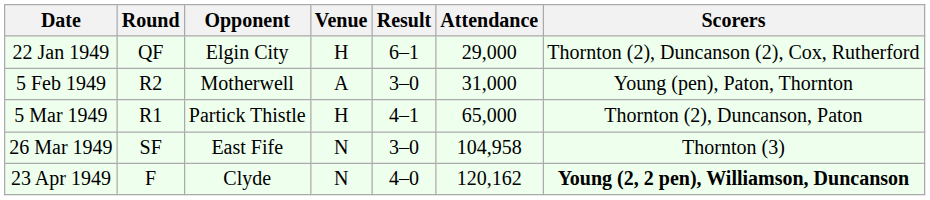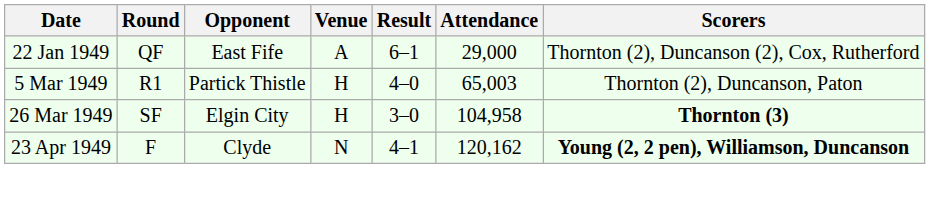(247, 52) Elgin City -> (247, 52) East Fife
(341, 52) H -> (341, 52) A
- row: (61, 83)
(404, 115) 4–1 -> (404, 83) 4–0
(489, 115) 65,000 -> (489, 83) 65,003
(247, 147) East Fife -> (247, 115) Elgin City
(341, 147) N -> (341, 115) H
(733, 147) normal -> (733, 115) bold
(404, 178) 4–0 -> (404, 147) 4–1
